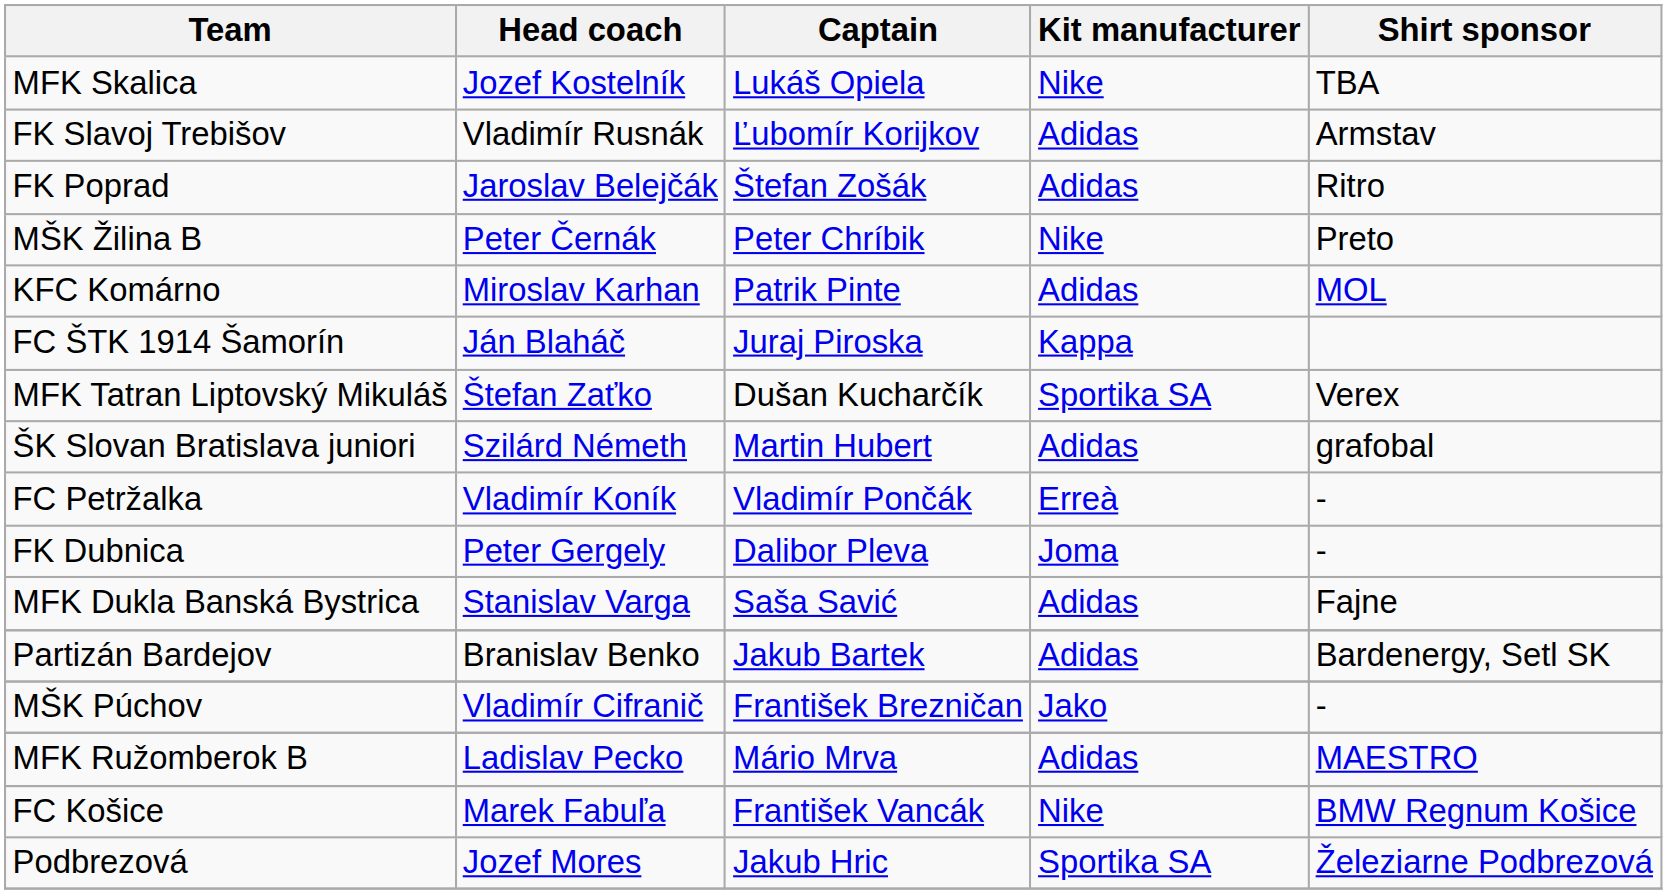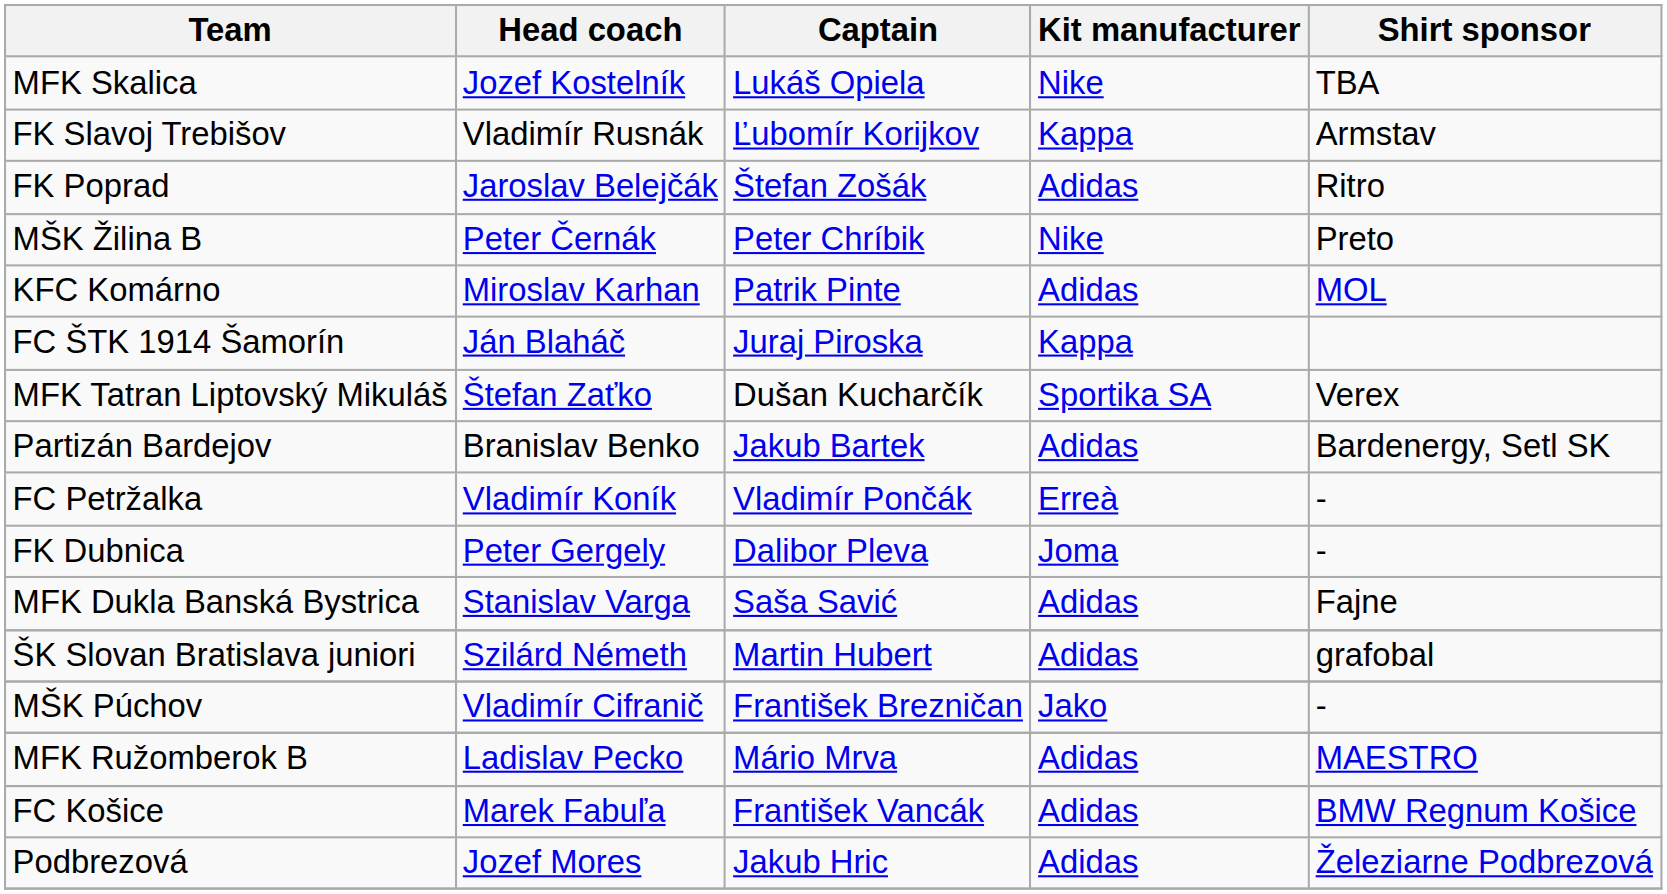(1088, 134) Adidas -> (1085, 134) Kappa
rows swapped: (142, 654) <-> (214, 446)
(1071, 810) Nike -> (1088, 810) Adidas
(1125, 862) Sportika SA -> (1088, 862) Adidas
